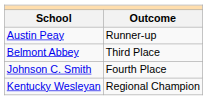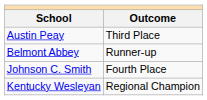(131, 35) Runner-up -> (133, 35) Third Place
(133, 52) Third Place -> (131, 52) Runner-up
